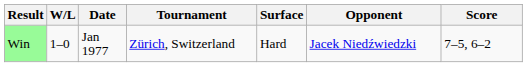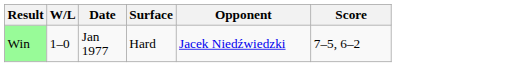- column: (192, 15)
